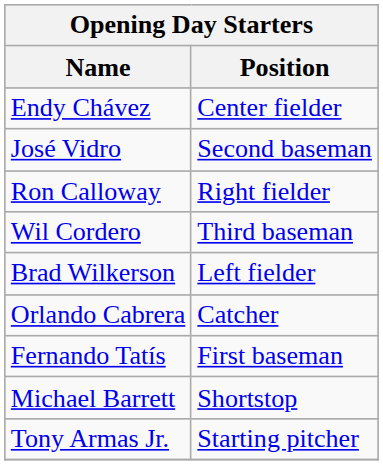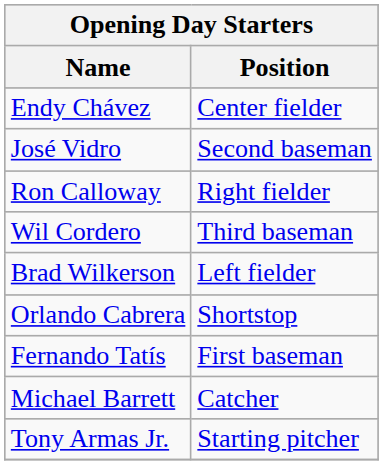(238, 314) Catcher -> (247, 314) Shortstop
(247, 397) Shortstop -> (238, 397) Catcher
